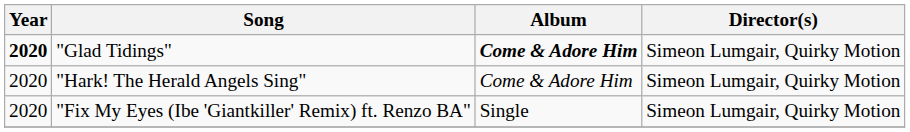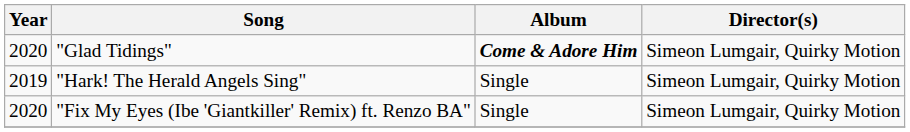(28, 50) bold -> (28, 50) normal
(28, 80) 2020 -> (28, 80) 2019
(556, 80) Come & Adore Him -> (504, 80) Single
